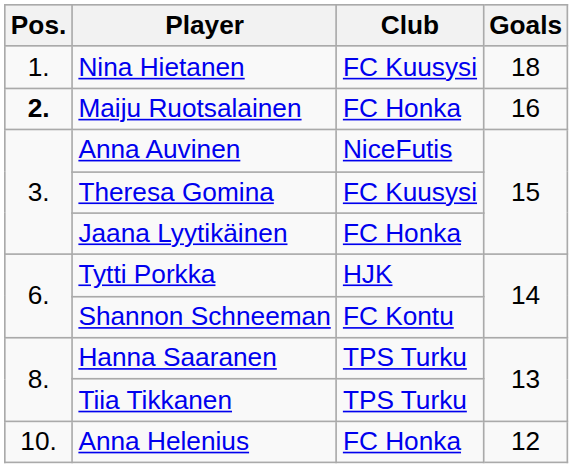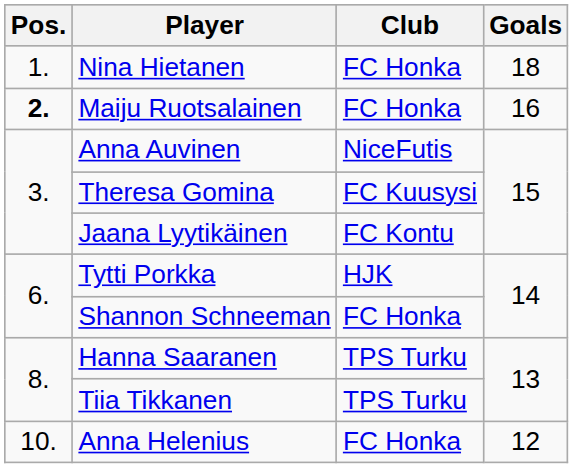(410, 66) FC Kuusysi -> (402, 66) FC Honka
(402, 233) FC Honka -> (398, 233) FC Kontu
(398, 316) FC Kontu -> (402, 316) FC Honka
